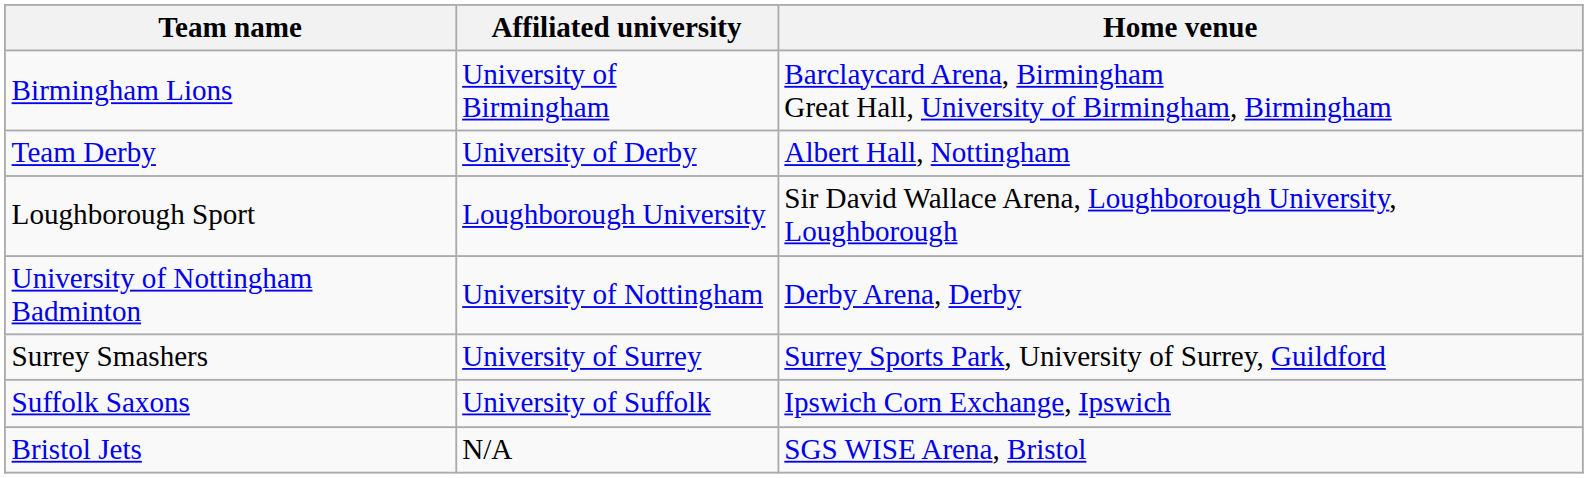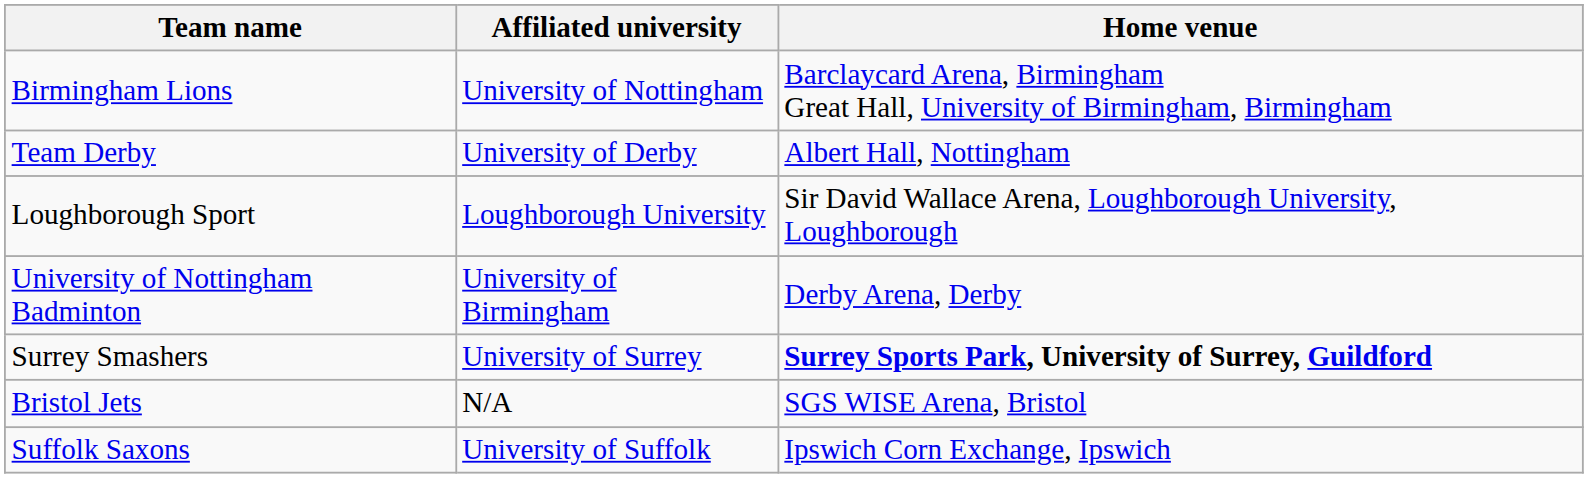(539, 90) University of Birmingham -> (613, 90) University of Nottingham
(613, 294) University of Nottingham -> (539, 294) University of Birmingham
(1085, 356) normal -> (1108, 356) bold
rows swapped: (101, 402) <-> (77, 449)
